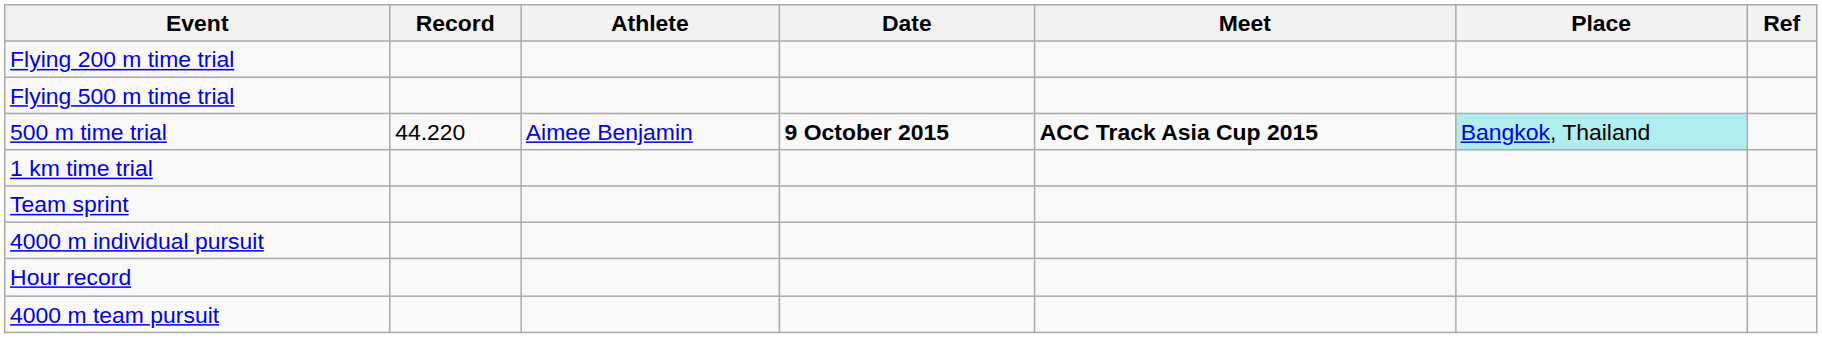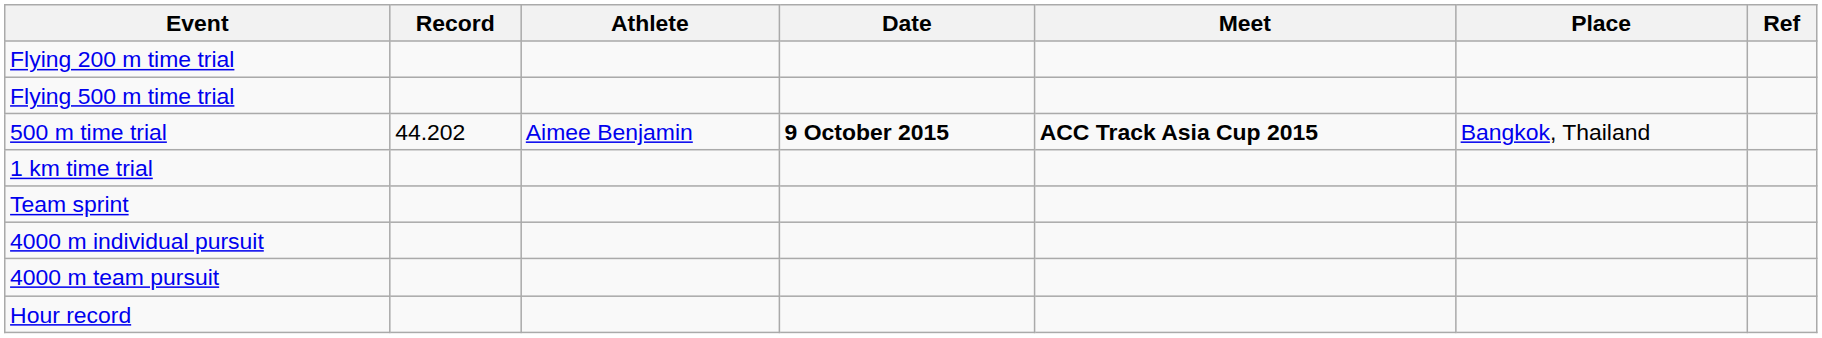(430, 132) 44.220 -> (430, 132) 44.202
(1555, 132) paleturquoise background -> (1555, 132) no background
rows swapped: (115, 314) <-> (71, 277)
